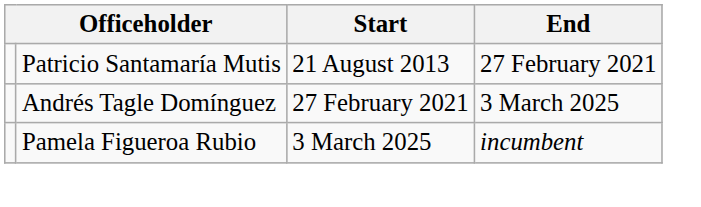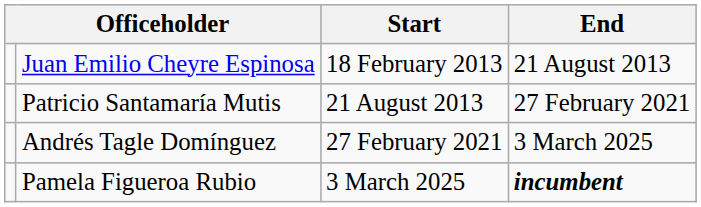+ row: (168, 63)
(532, 142) normal -> (568, 181) bold
